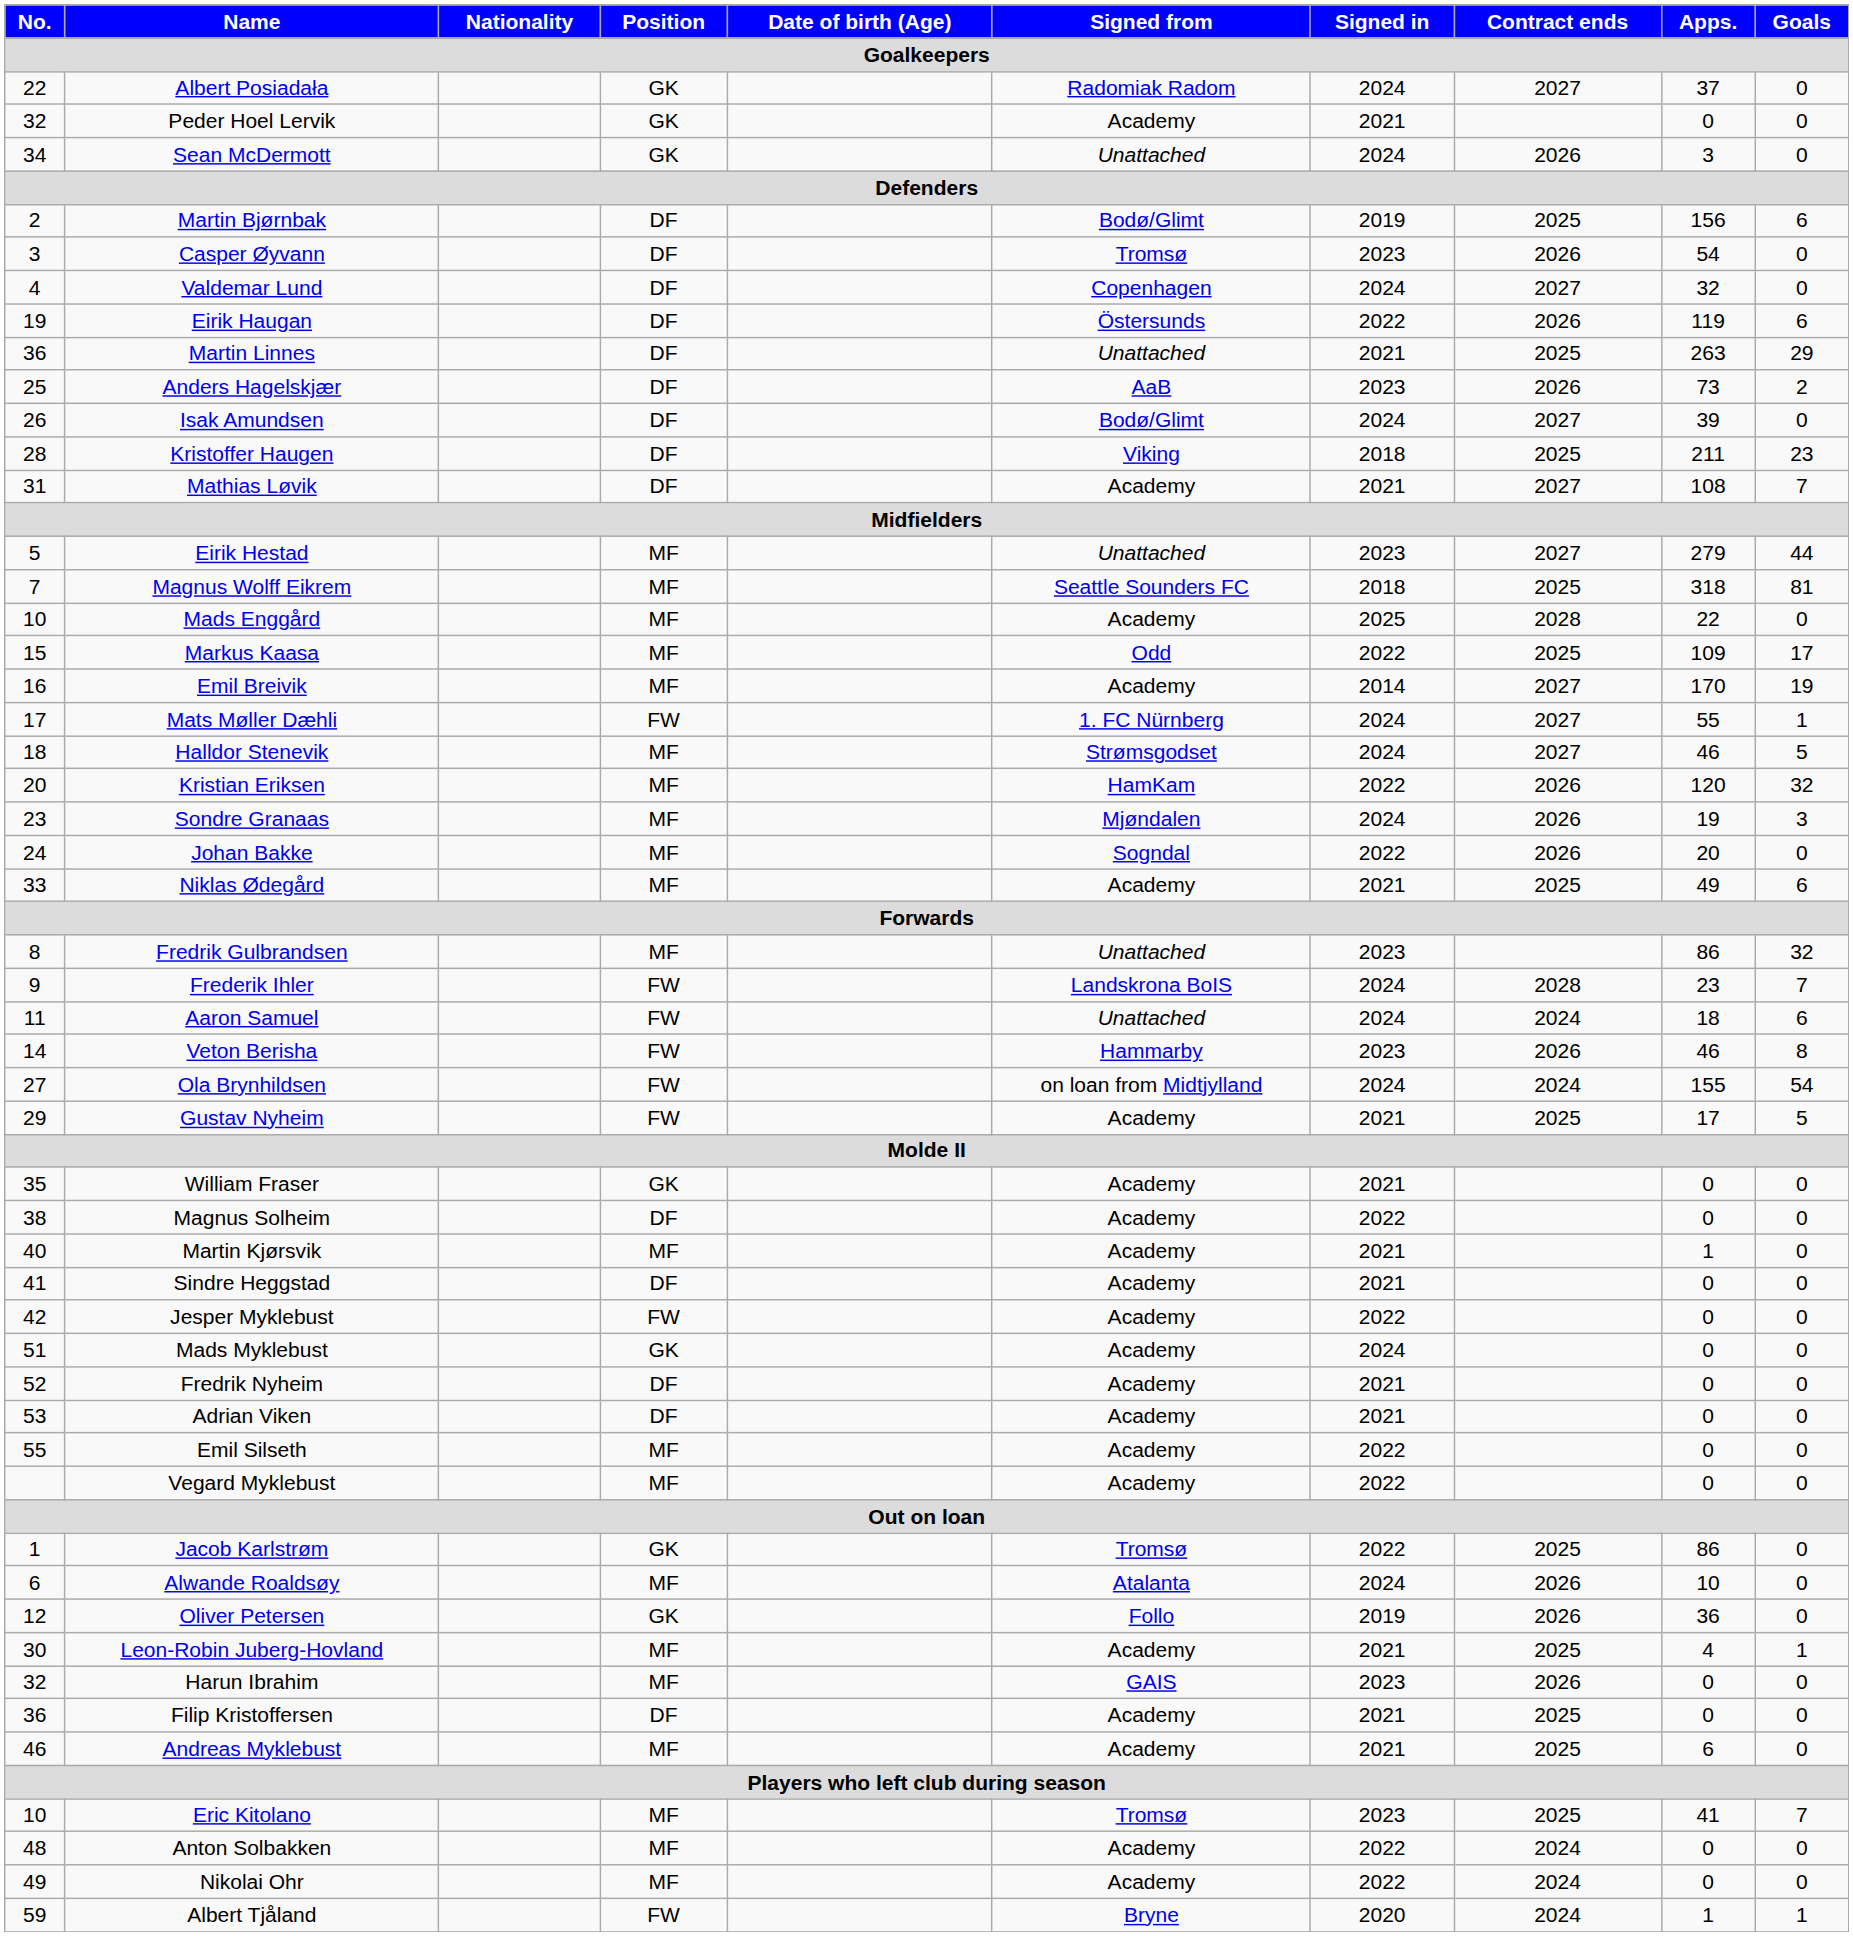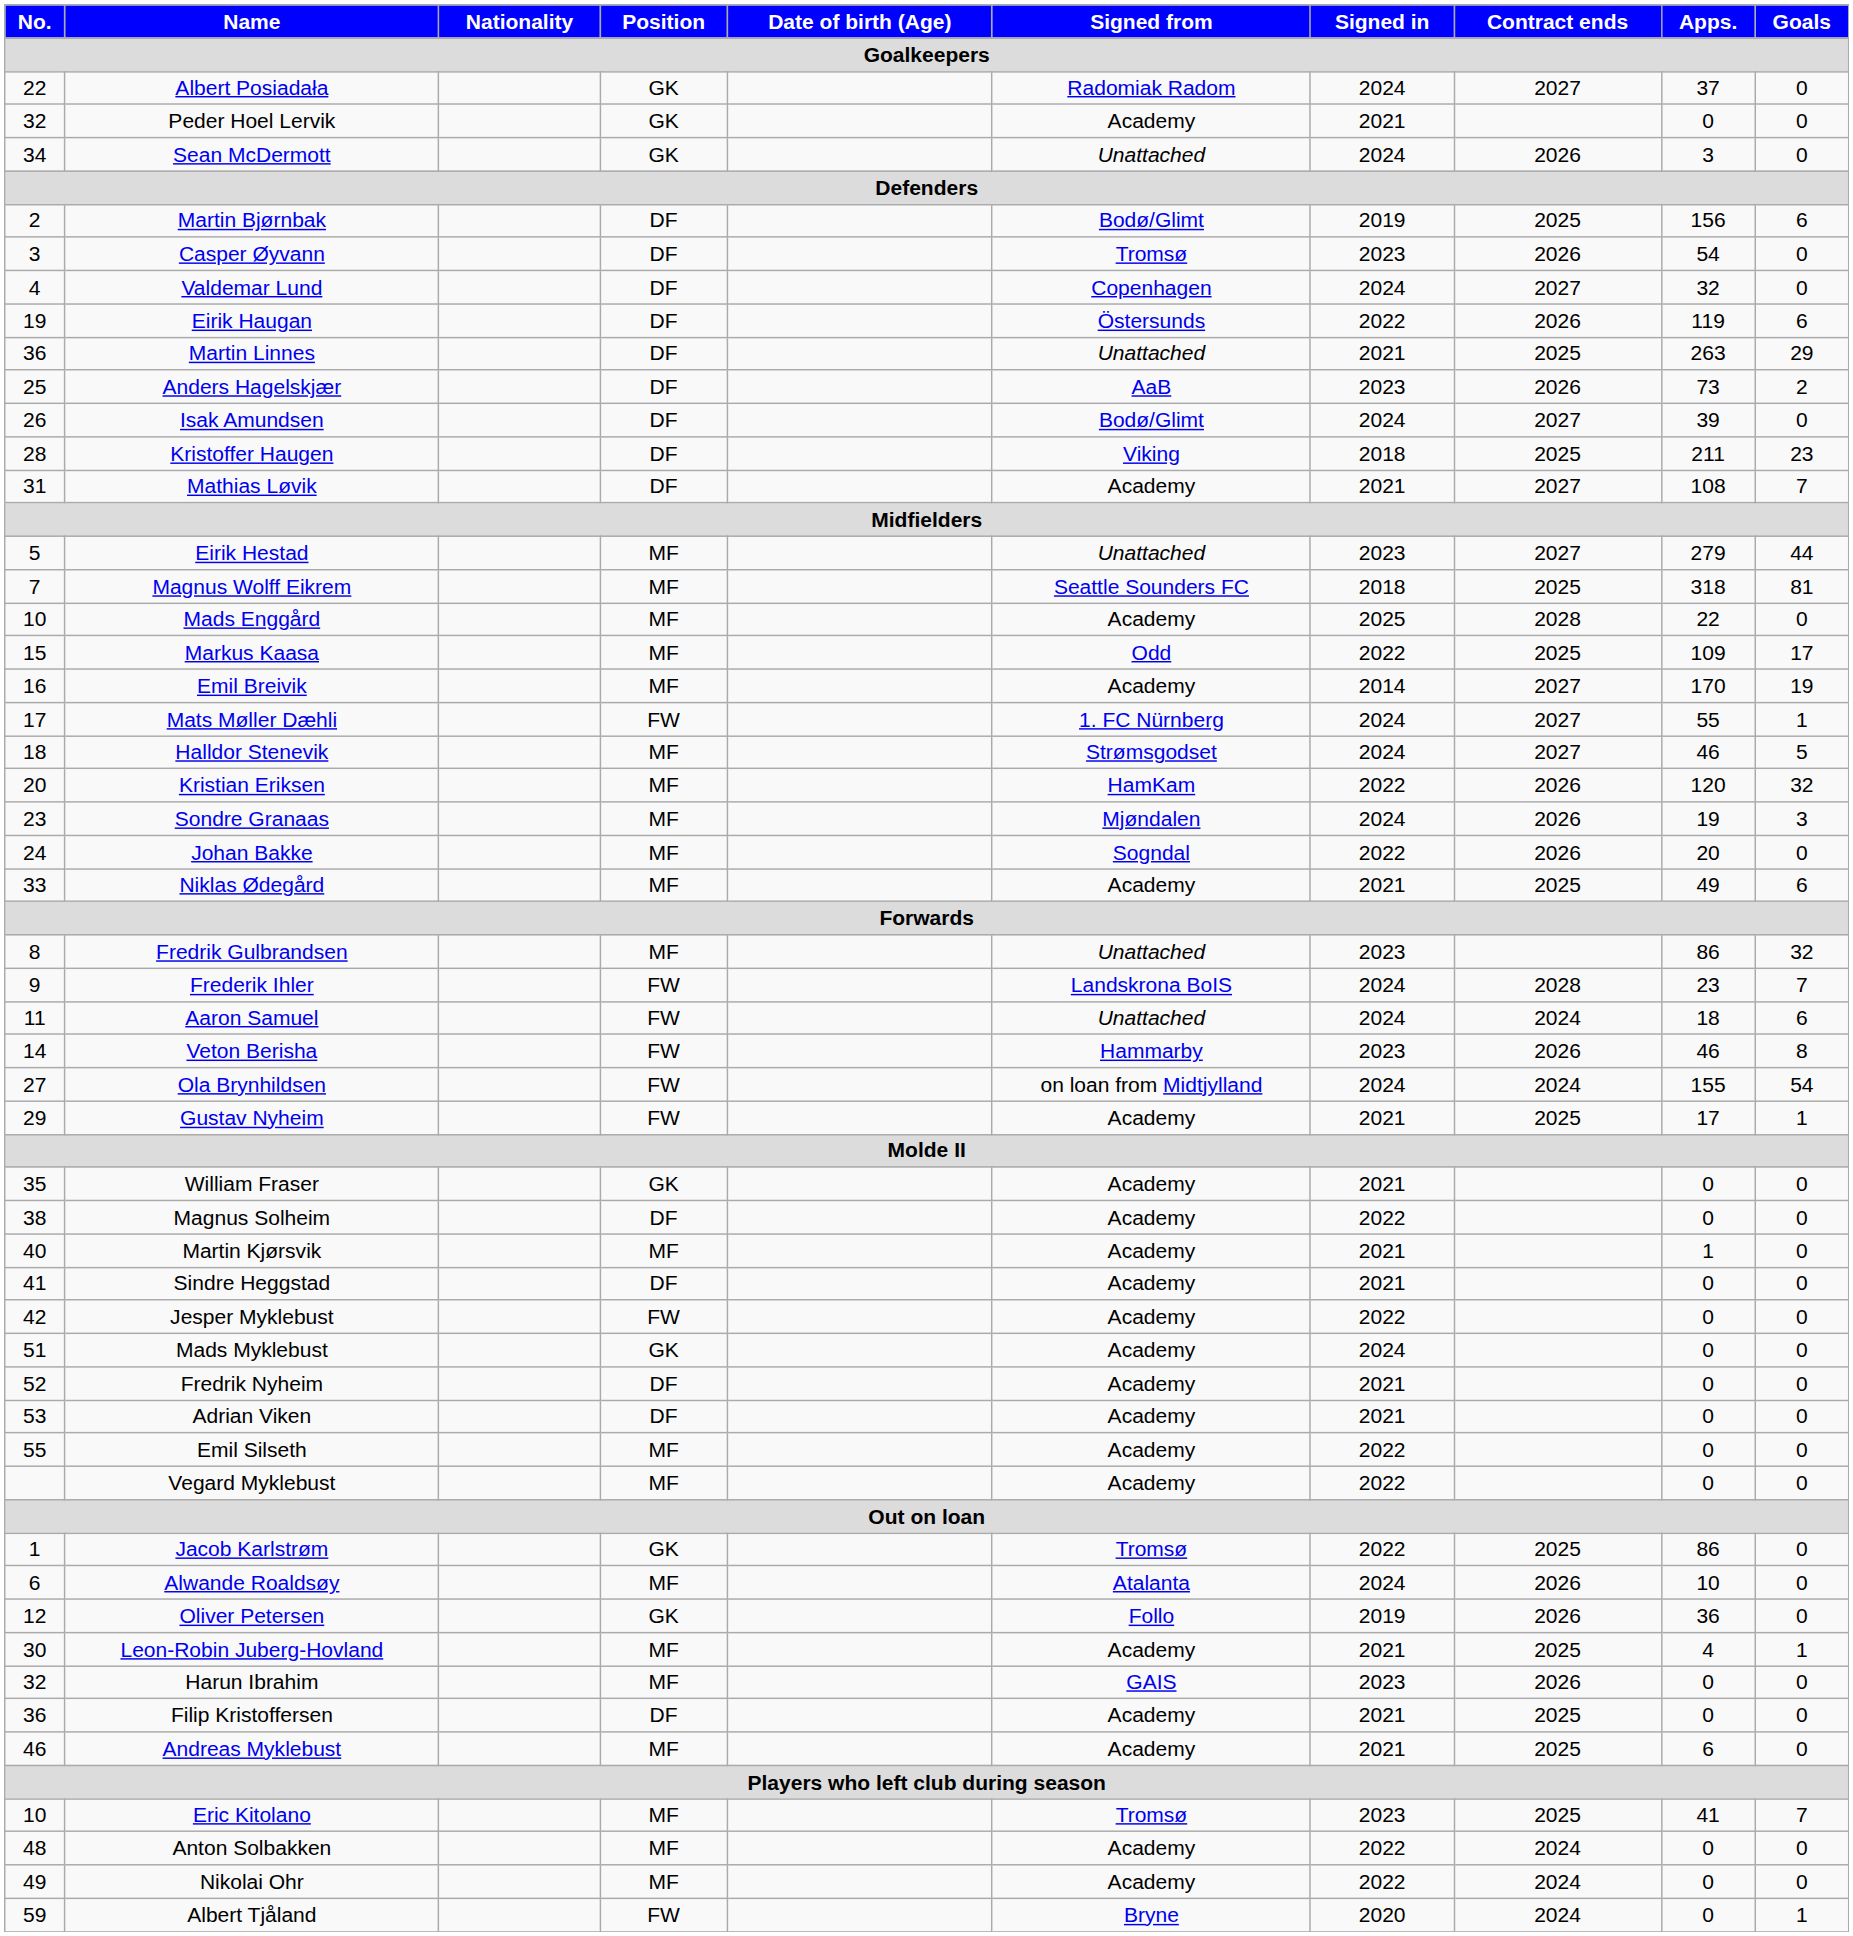(1802, 1118) 5 -> (1802, 1118) 1
(1708, 1915) 1 -> (1708, 1915) 0
